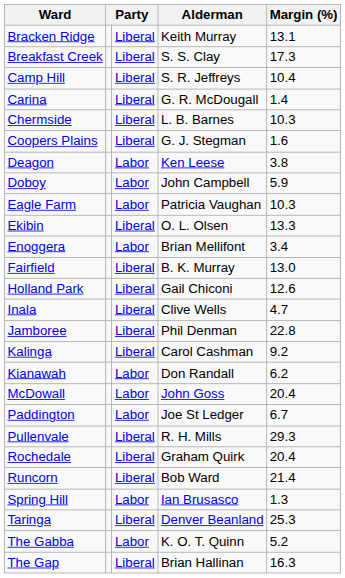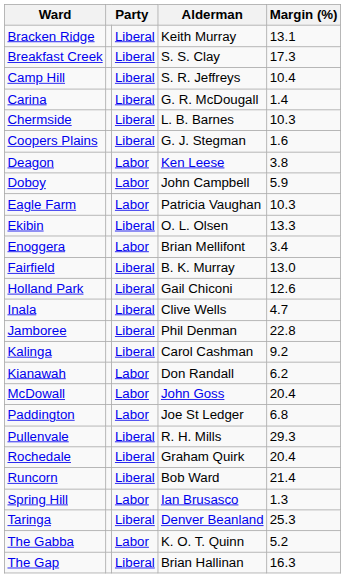(279, 415) 6.7 -> (279, 415) 6.8
